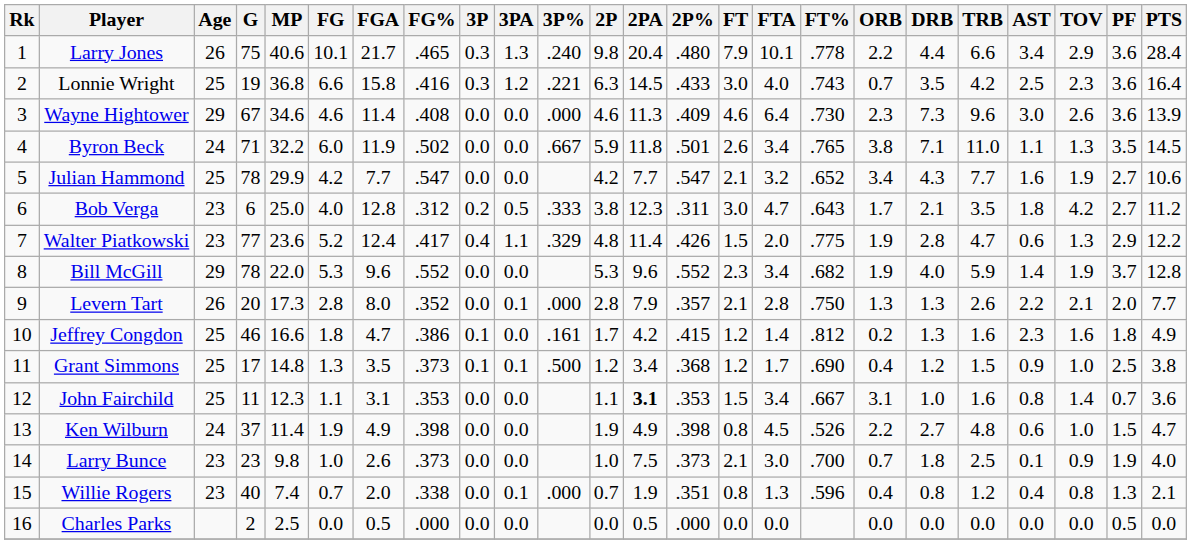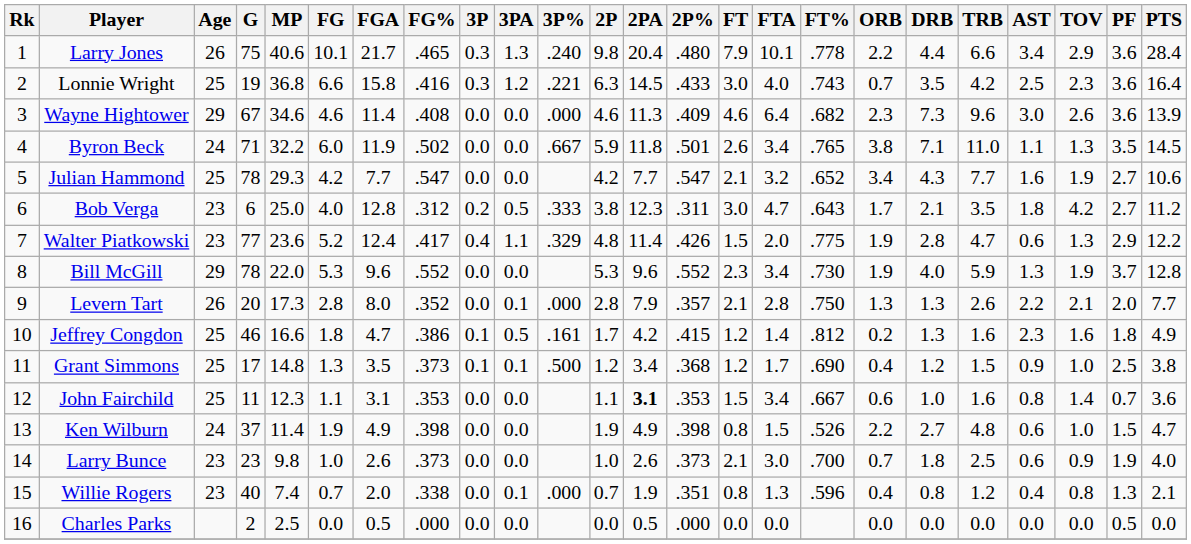(827, 114) .730 -> (827, 114) .682
(287, 177) 29.9 -> (287, 177) 29.3
(827, 271) .682 -> (827, 271) .730
(1032, 271) 1.4 -> (1032, 271) 1.3
(516, 334) 0.0 -> (516, 334) 0.5
(881, 397) 3.1 -> (881, 397) 0.6
(777, 429) 4.5 -> (777, 429) 1.5
(645, 460) 7.5 -> (645, 460) 2.6
(1032, 460) 0.1 -> (1032, 460) 0.6
